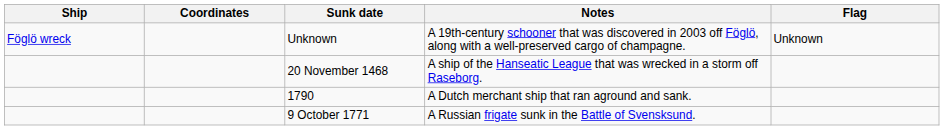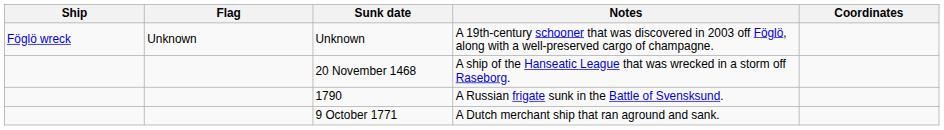columns swapped: (855, 13) <-> (215, 13)
(560, 96) A Dutch merchant ship that ran aground and sank. -> (590, 96) A Russian frigate sunk in the Battle of Svensksund.
(562, 115) A Russian frigate sunk in the Battle of Svensksund. -> (588, 115) A Dutch merchant ship that ran aground and sank.
